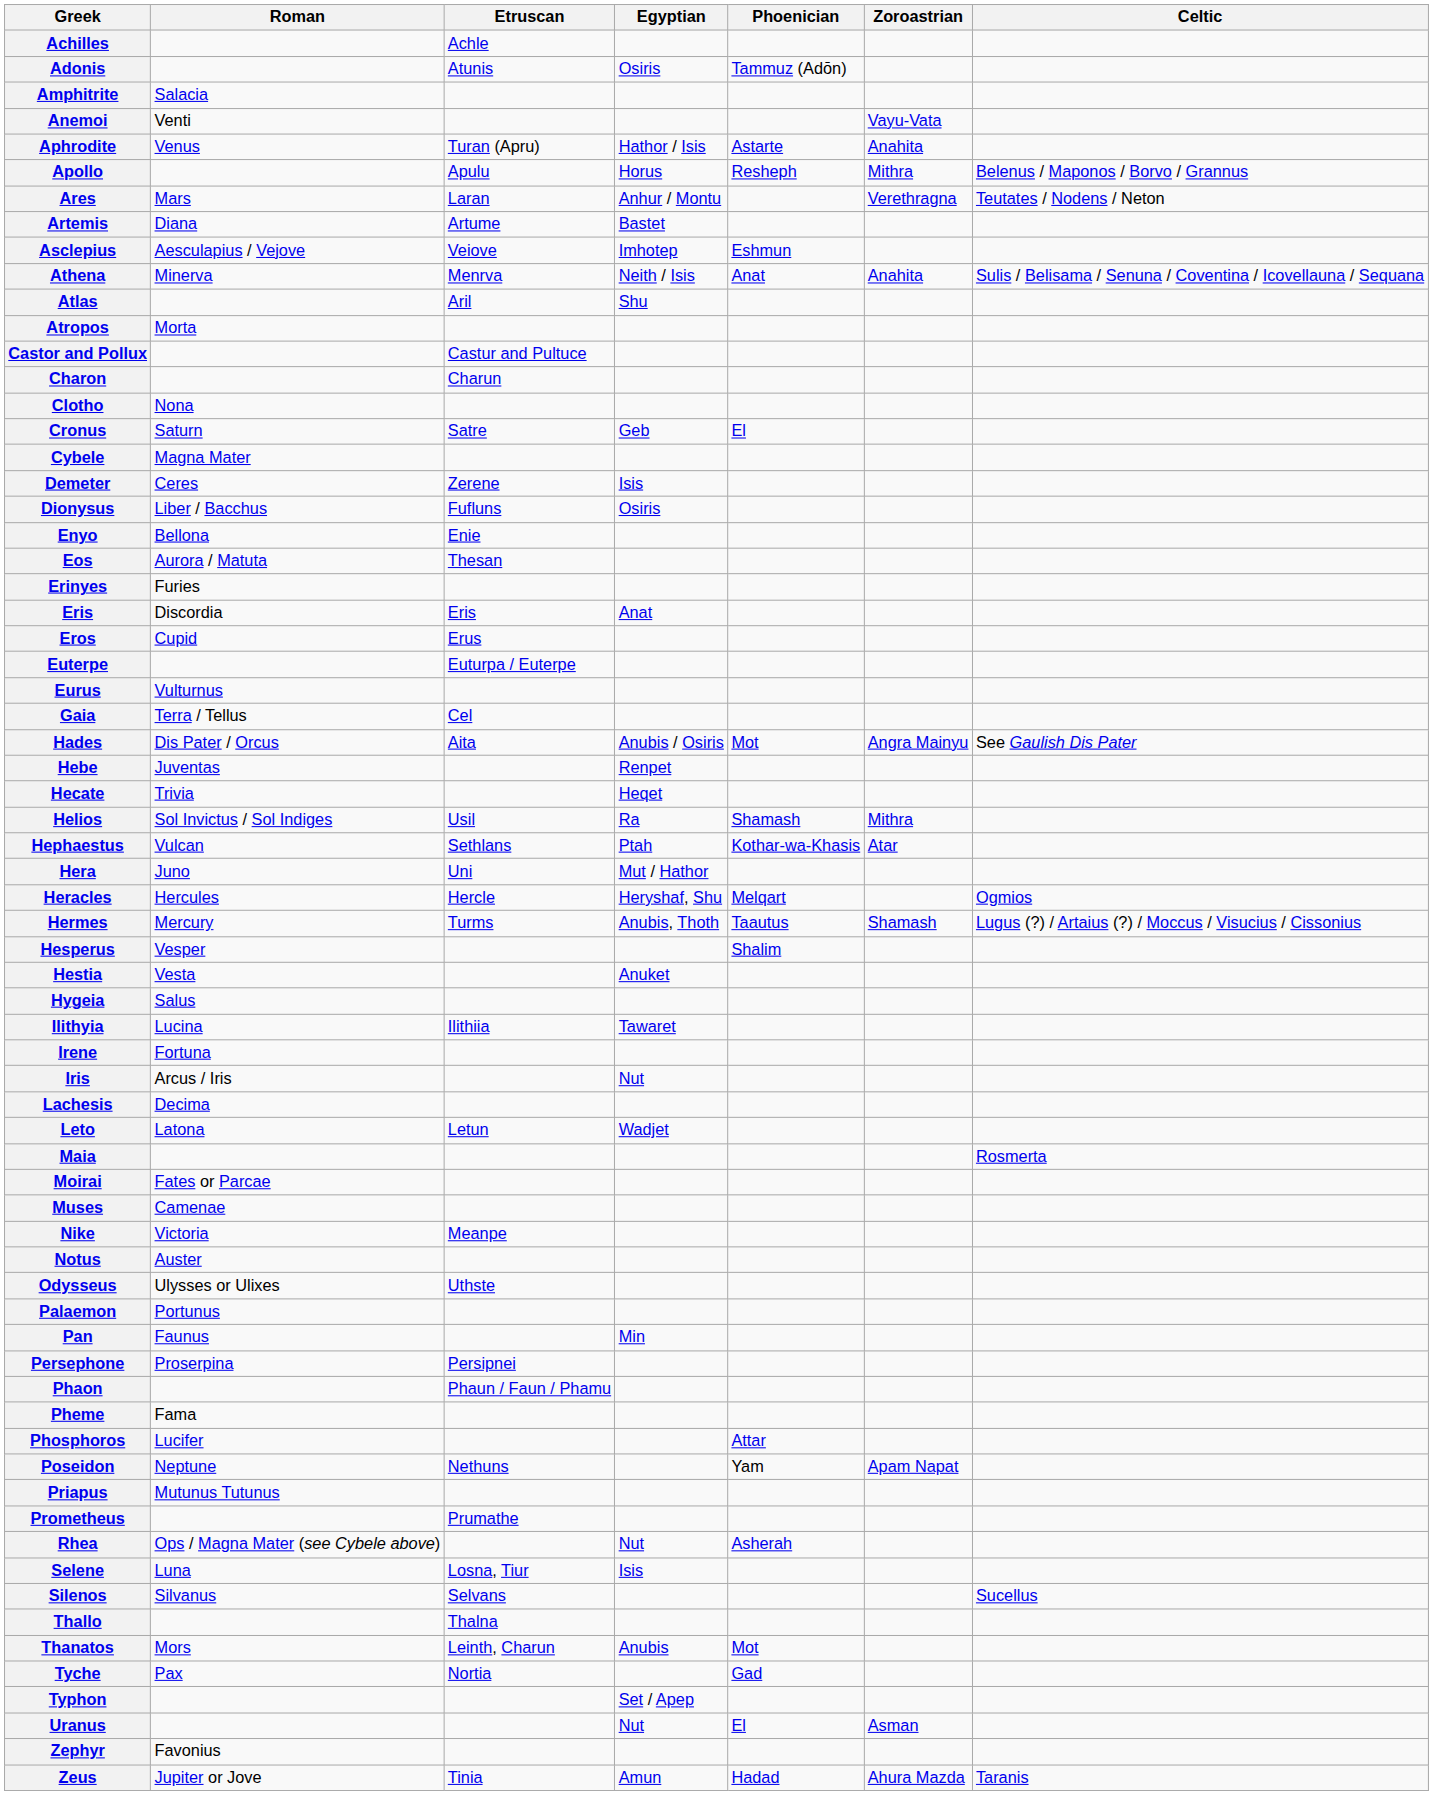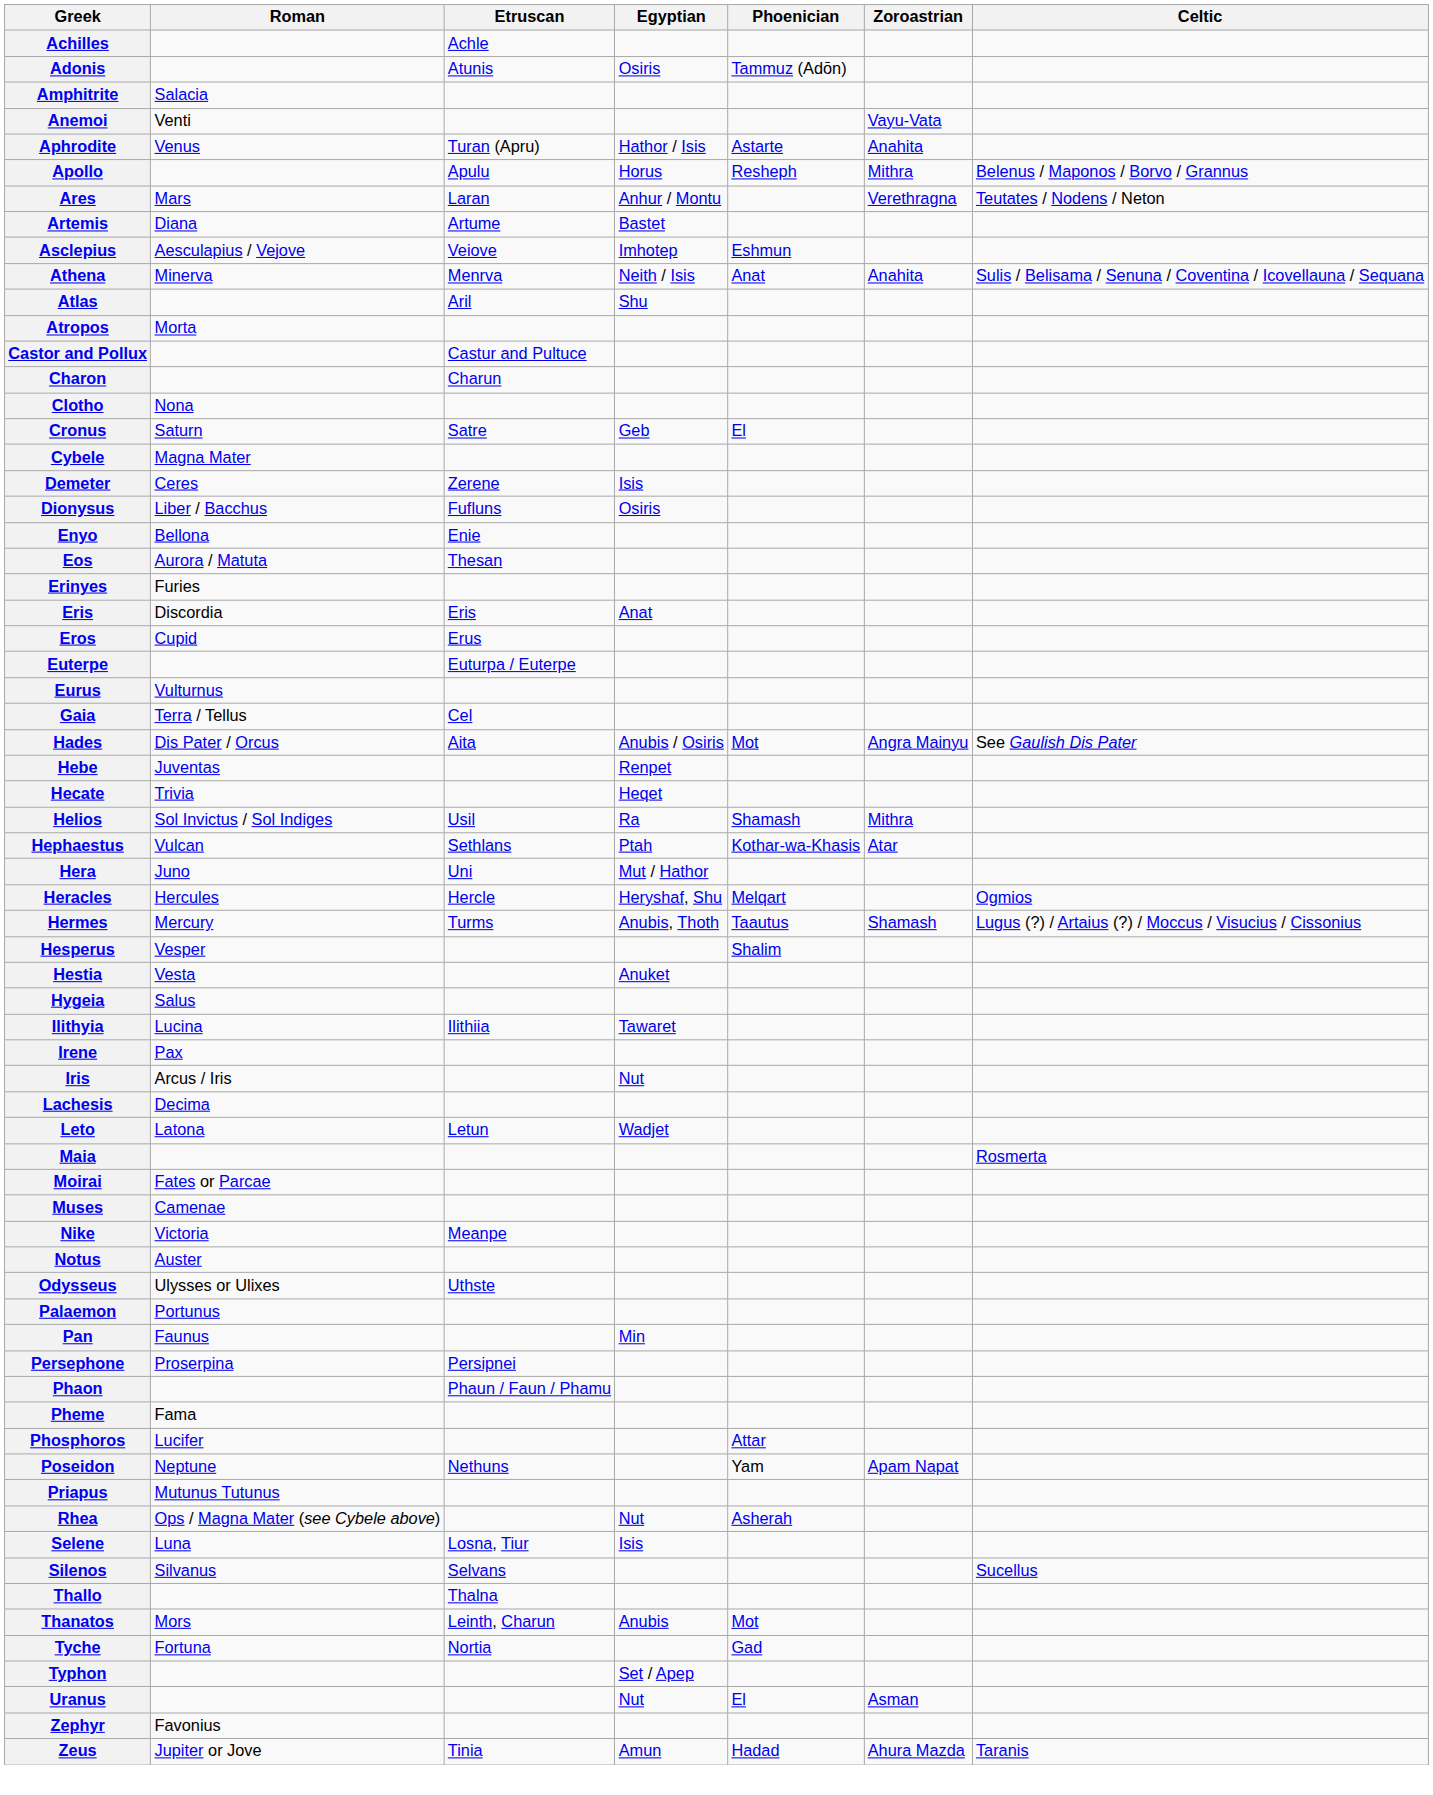(183, 1052) Fortuna -> (169, 1052) Pax
- row: (78, 1518)
(169, 1673) Pax -> (183, 1648) Fortuna
